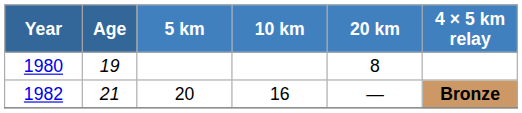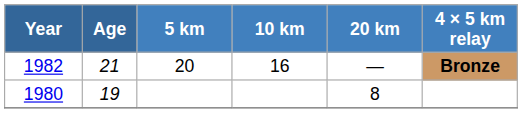rows swapped: (43, 66) <-> (43, 94)
